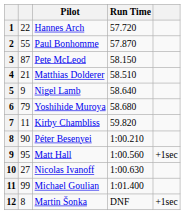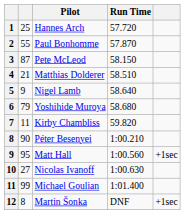(25, 28) 22 -> (25, 28) 25
